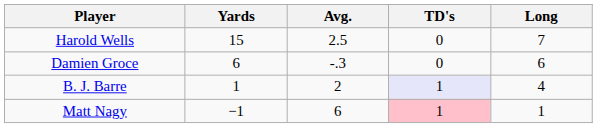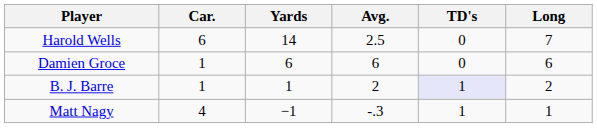+ column: (202, 16)
(236, 39) 15 -> (289, 39) 14
(338, 63) -.3 -> (375, 63) 6
(541, 87) 4 -> (549, 87) 2
(338, 110) 6 -> (375, 110) -.3
(440, 110) pink background -> (462, 110) no background
